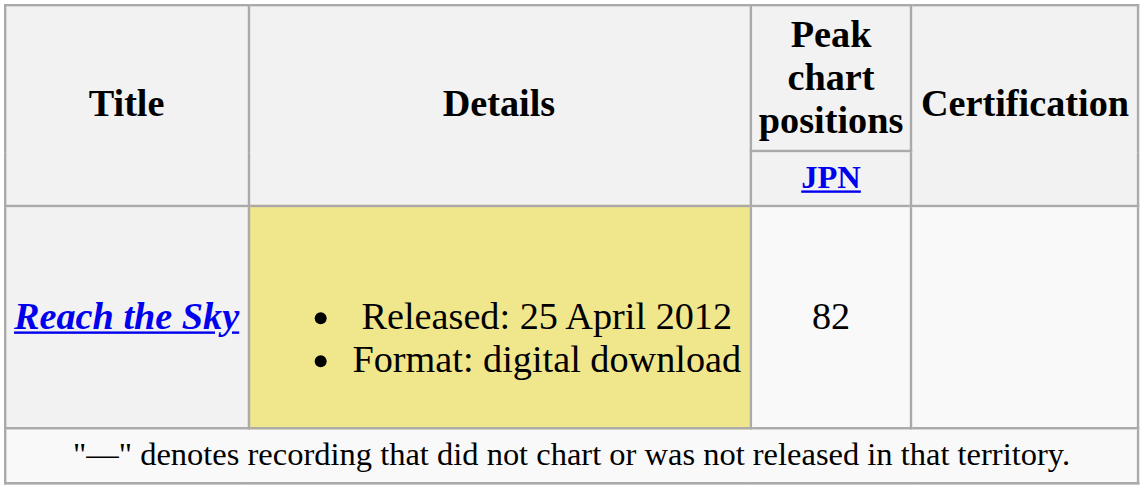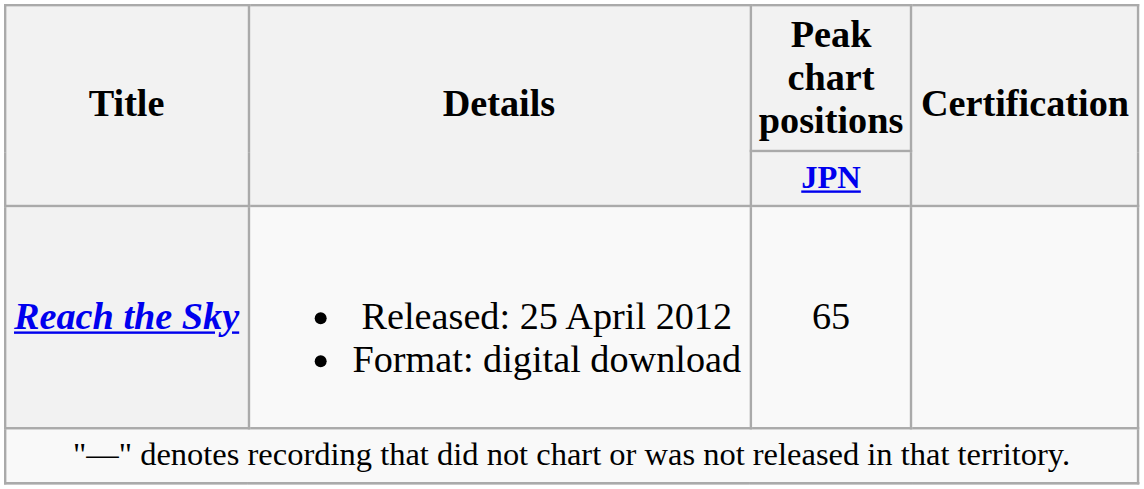(499, 339) khaki background -> (499, 339) no background
(831, 316) 82 -> (831, 316) 65
